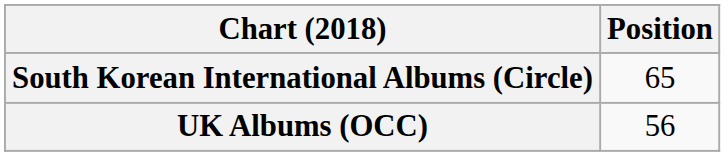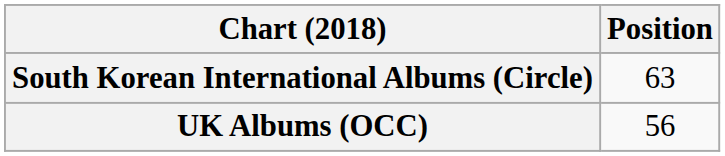(660, 77) 65 -> (660, 77) 63
